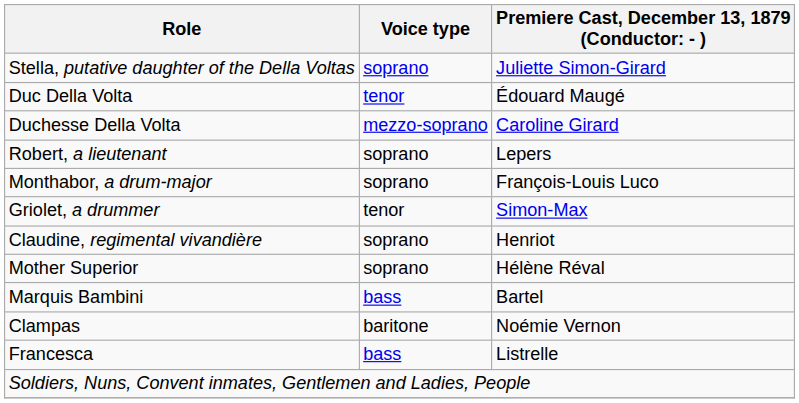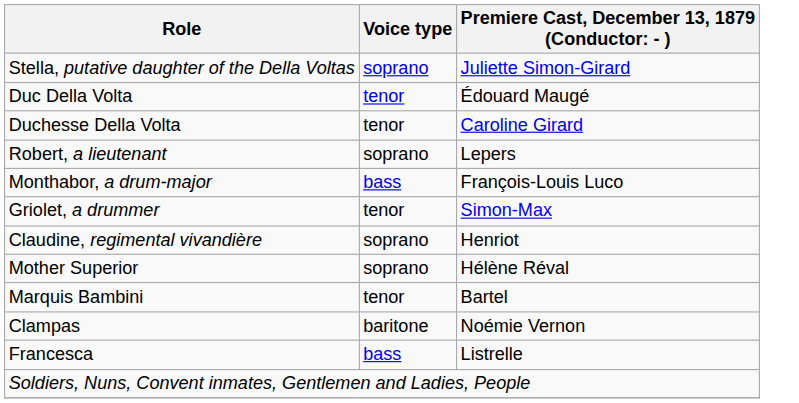(425, 125) mezzo-soprano -> (384, 125) tenor
(396, 182) soprano -> (382, 182) bass
(382, 297) bass -> (384, 297) tenor
